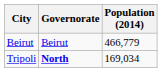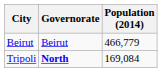(122, 59) 169,034 -> (122, 59) 169,084
